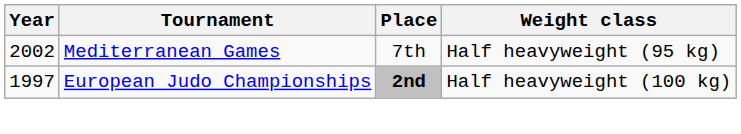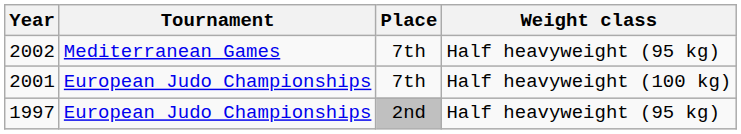+ row: (32, 82)
(409, 82) bold -> (409, 113) normal
(589, 82) Half heavyweight (100 kg) -> (583, 113) Half heavyweight (95 kg)
